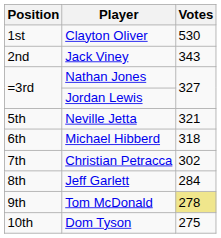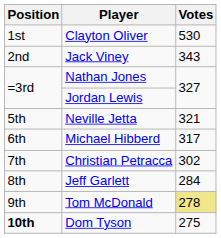(189, 139) 318 -> (189, 139) 317
(20, 222) normal -> (21, 222) bold
